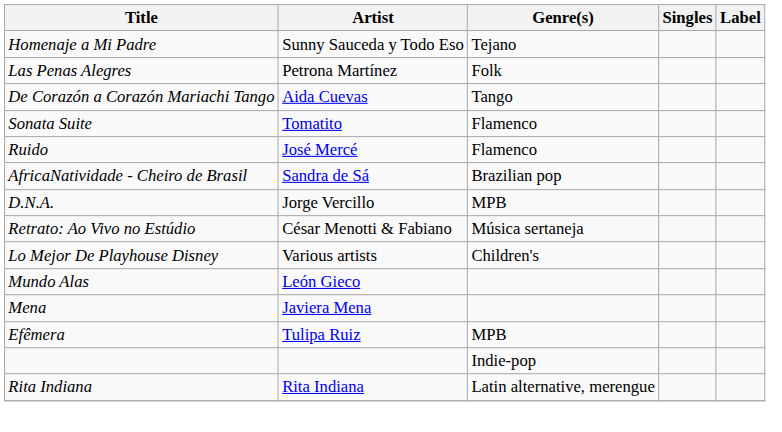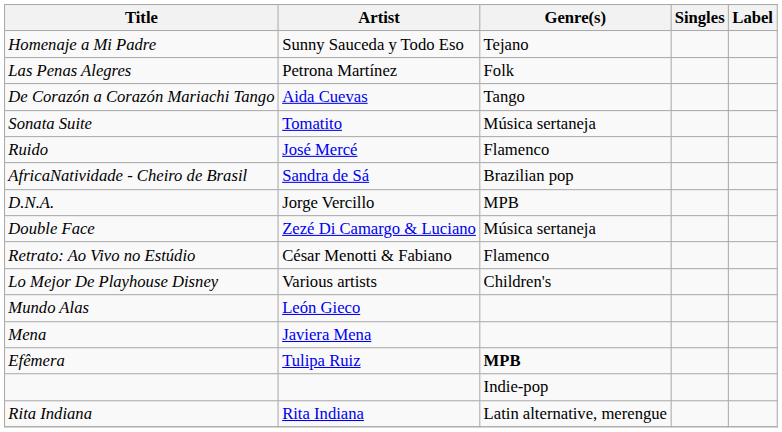(504, 123) Flamenco -> (540, 123) Música sertaneja
+ row: (52, 228)
(528, 228) Música sertaneja -> (516, 255) Flamenco
(489, 334) normal -> (502, 360) bold
